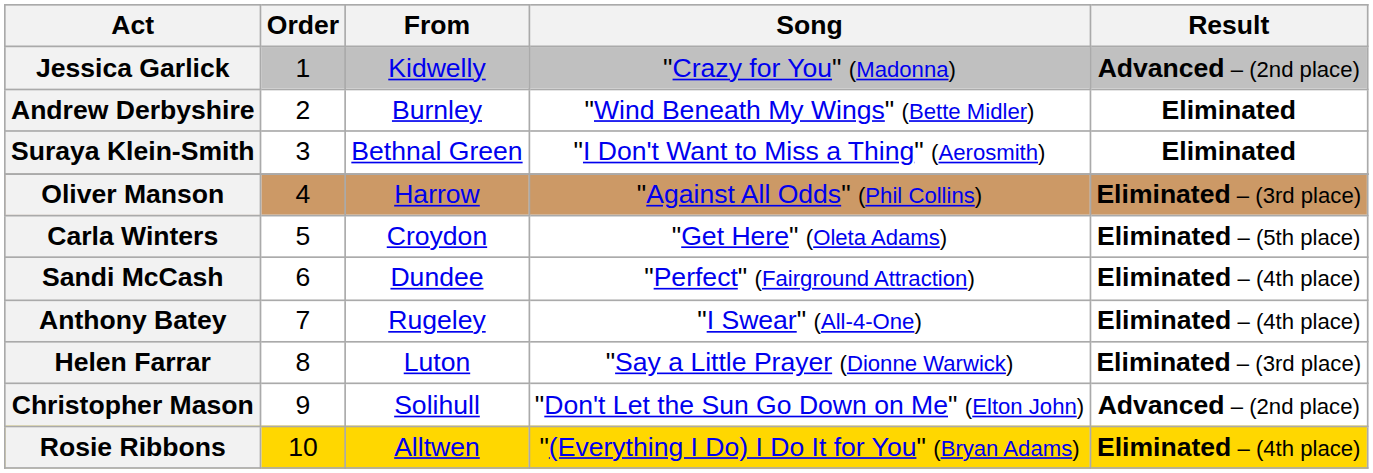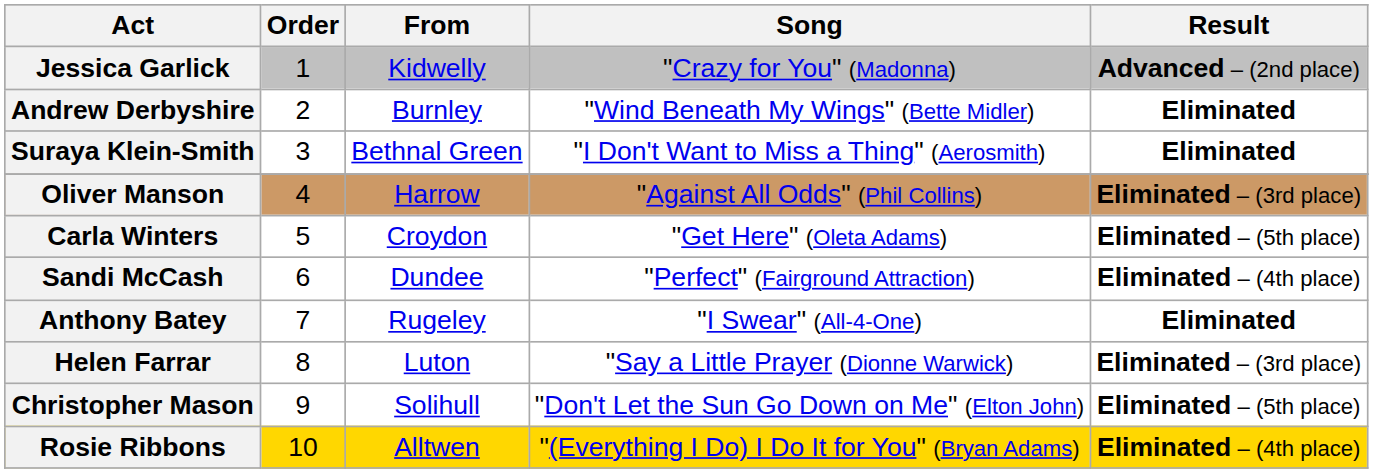(1229, 320) Eliminated – (4th place) -> (1229, 320) Eliminated
(1229, 404) Advanced – (2nd place) -> (1229, 404) Eliminated – (5th place)
